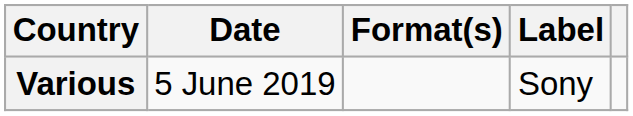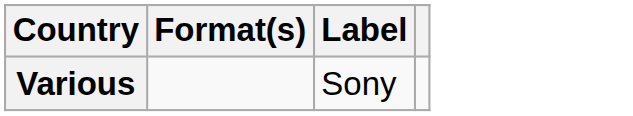- column: (245, 30)
